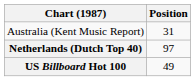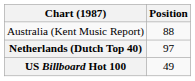(169, 31) 31 -> (169, 31) 88
